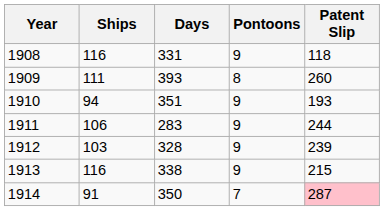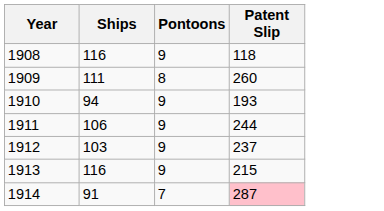- column: (192, 24)
(320, 147) 239 -> (245, 147) 237
